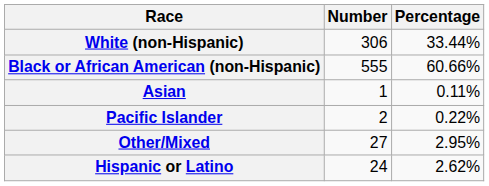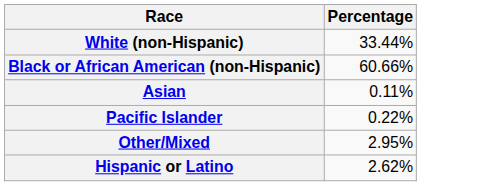- column: (358, 17)
